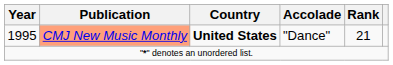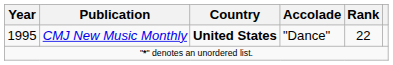(115, 35) lightsalmon background -> (115, 35) no background
(363, 35) 21 -> (363, 35) 22
